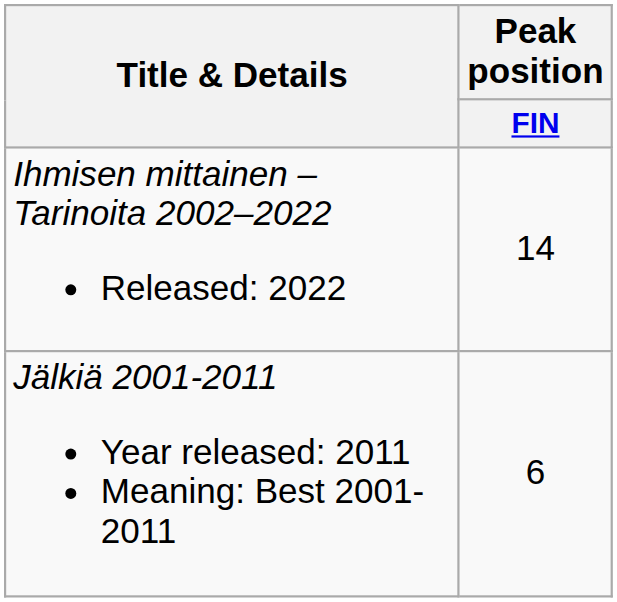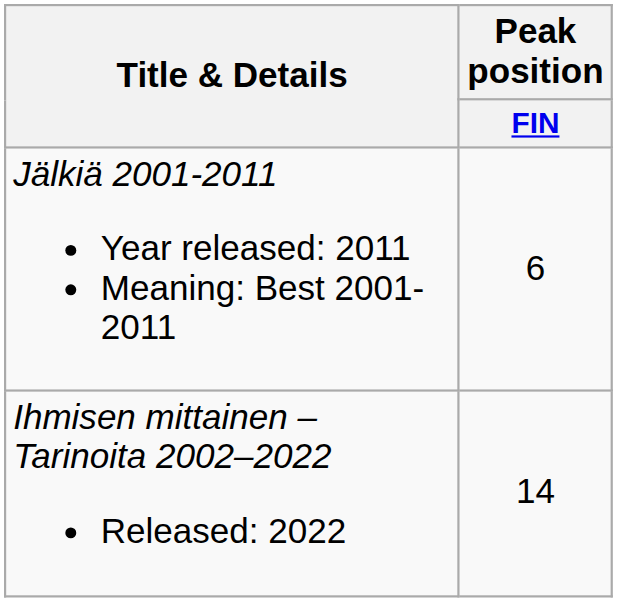rows swapped: (232, 456) <-> (232, 232)
